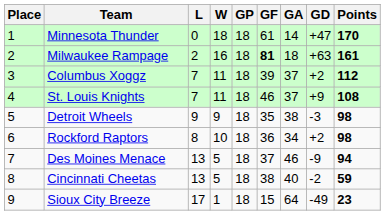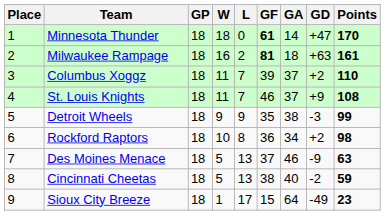columns swapped: (245, 14) <-> (199, 14)
(267, 35) normal -> (267, 35) bold
(348, 76) 112 -> (348, 76) 110
(345, 117) 98 -> (345, 117) 99
(345, 158) 94 -> (345, 158) 63
